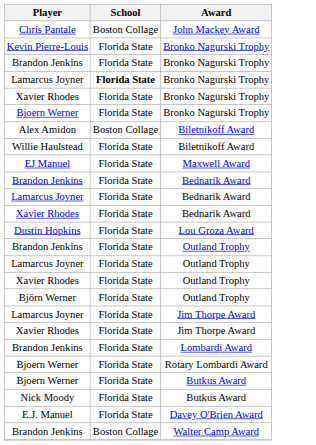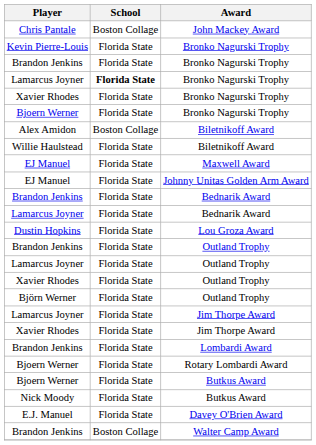+ row: (47, 180)
- row: (47, 213)
